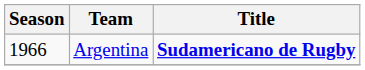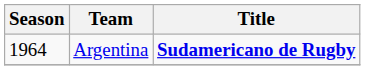(28, 49) 1966 -> (28, 49) 1964
